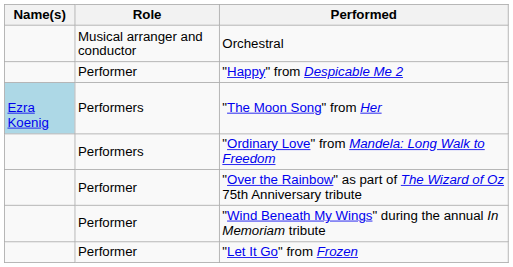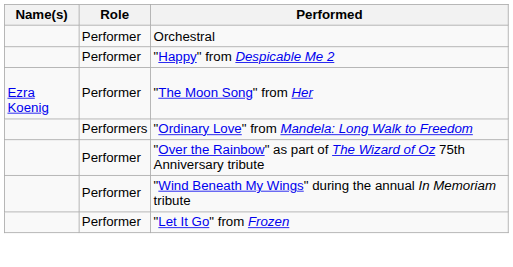(140, 43) Musical arranger and conductor -> (111, 36) Performer
(28, 115) lightblue background -> (28, 100) no background
(111, 108) Performers -> (111, 93) Performer
